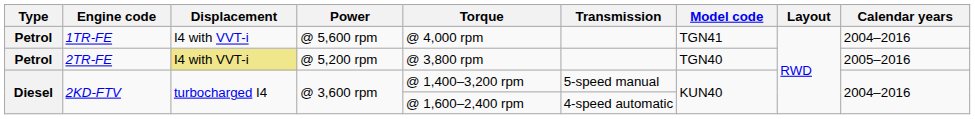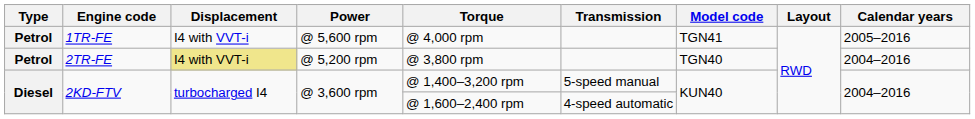(877, 37) 2004–2016 -> (877, 37) 2005–2016
(877, 59) 2005–2016 -> (877, 59) 2004–2016
